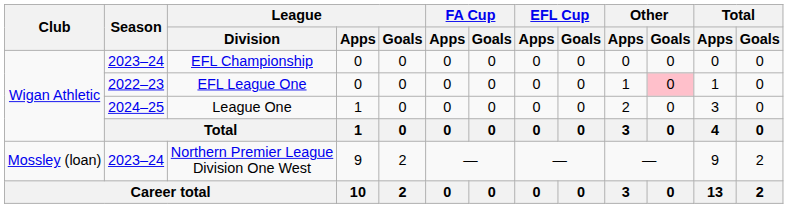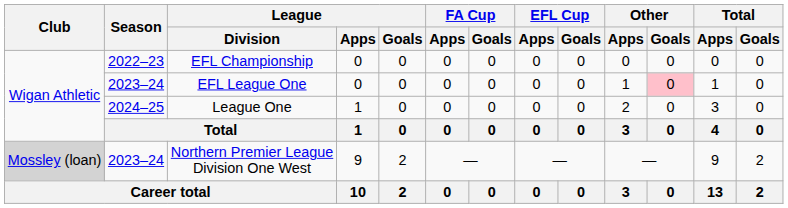(136, 61) 2023–24 -> (136, 61) 2022–23
(136, 84) 2022–23 -> (136, 84) 2023–24
(55, 161) no background -> (55, 161) lightgrey background
